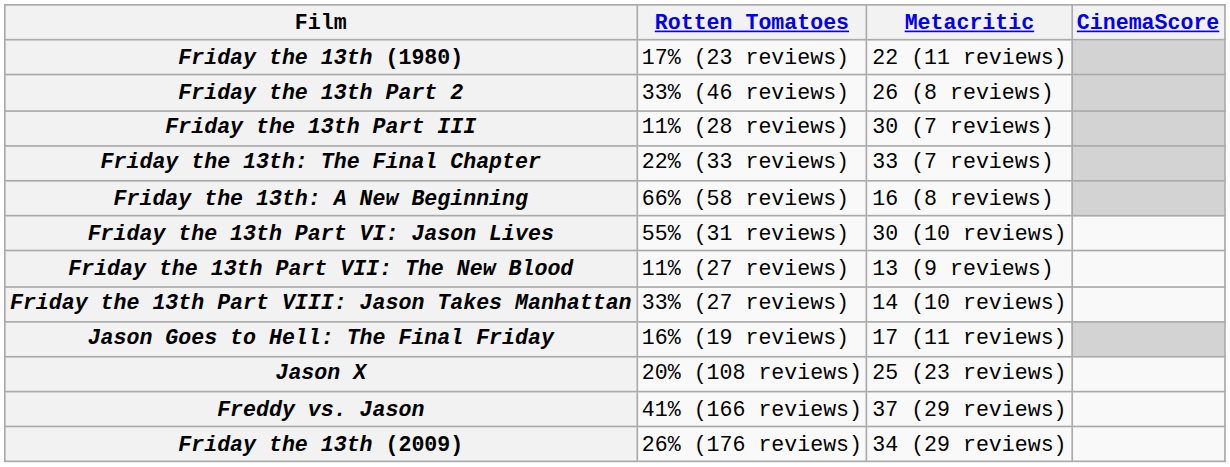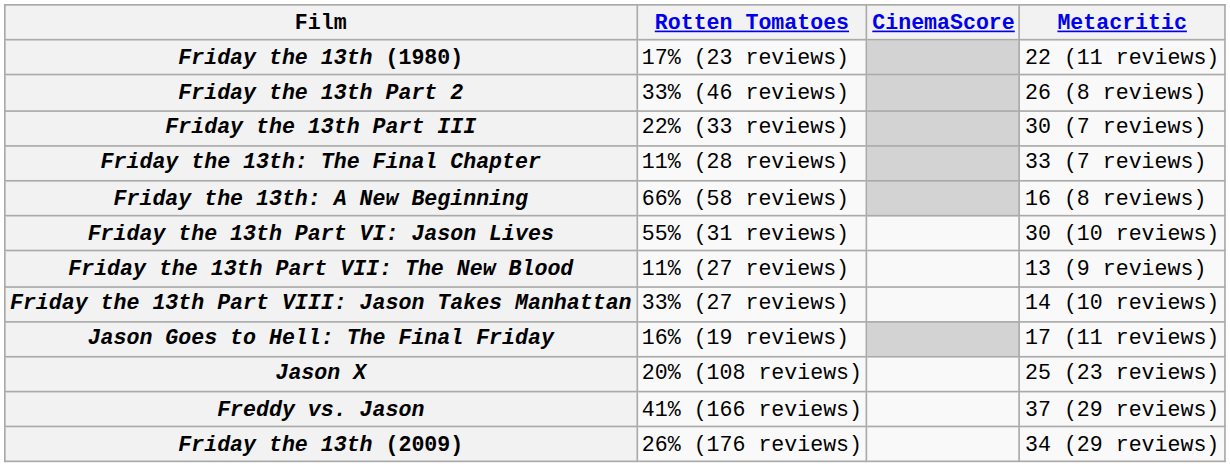columns swapped: (969, 22) <-> (1148, 22)
(745, 128) 11% (28 reviews) -> (745, 128) 22% (33 reviews)
(745, 163) 22% (33 reviews) -> (745, 163) 11% (28 reviews)
